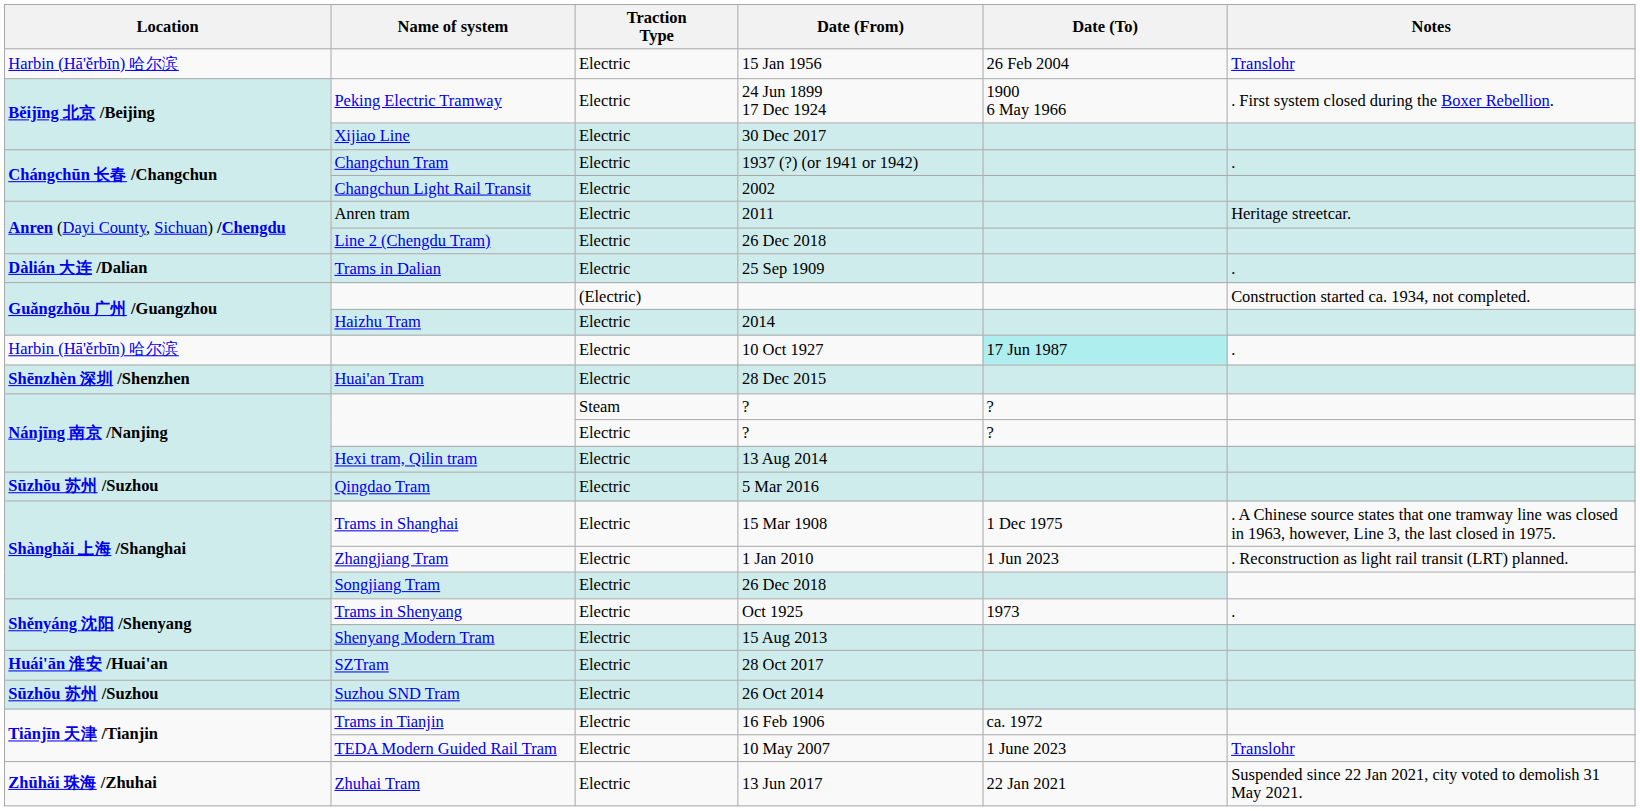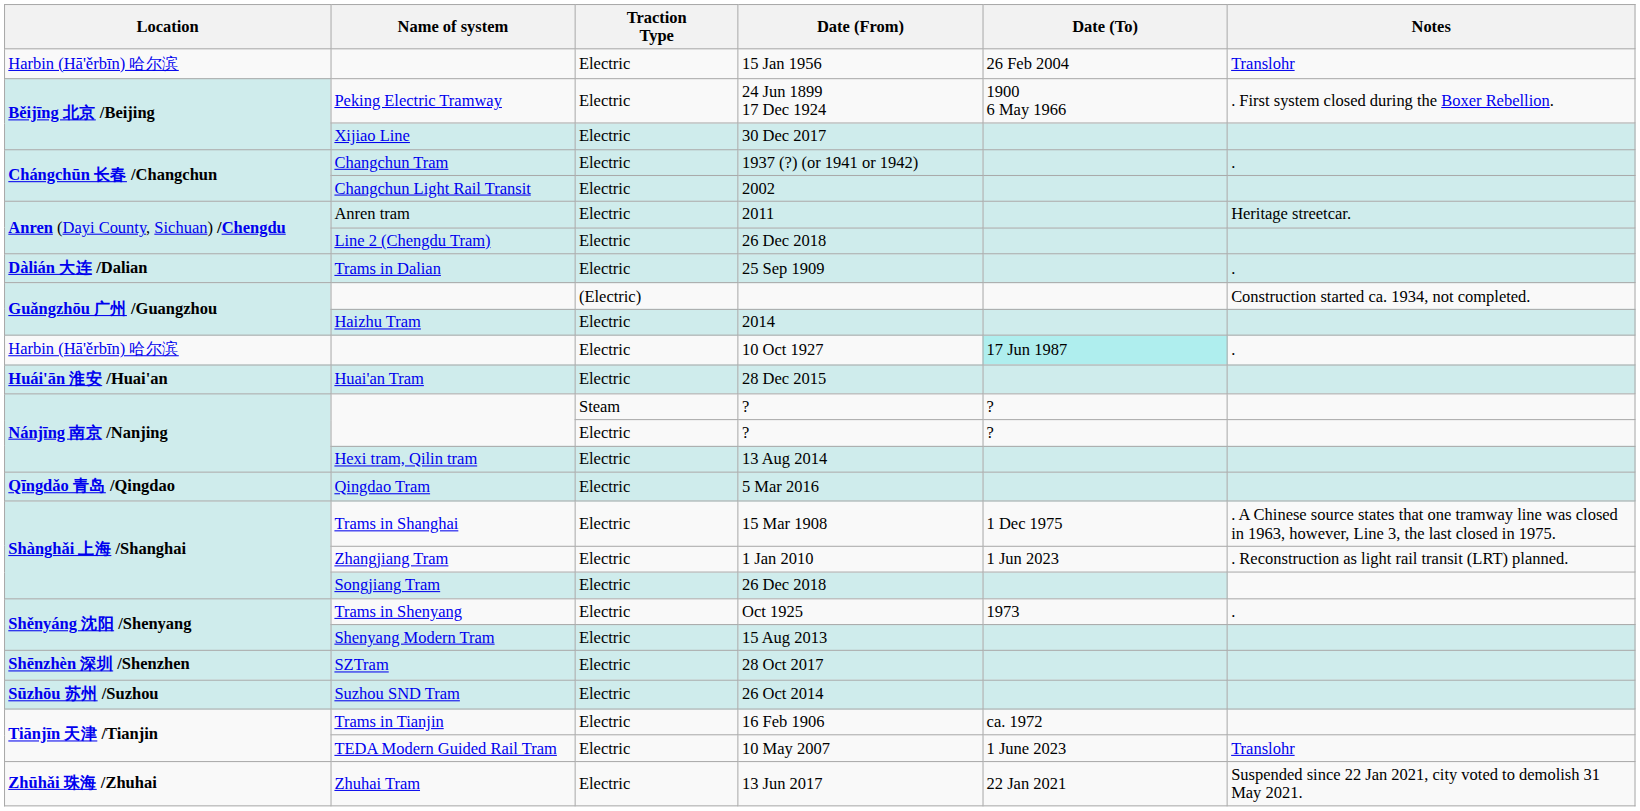(99, 378) Shēnzhèn 深圳 /Shenzhen -> (88, 378) Huái'ān 淮安 /Huai'an
(83, 486) Sūzhōu 苏州 /Suzhou -> (92, 486) Qīngdǎo 青岛 /Qingdao
(88, 664) Huái'ān 淮安 /Huai'an -> (99, 664) Shēnzhèn 深圳 /Shenzhen
